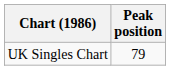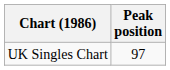(138, 53) 79 -> (138, 53) 97
